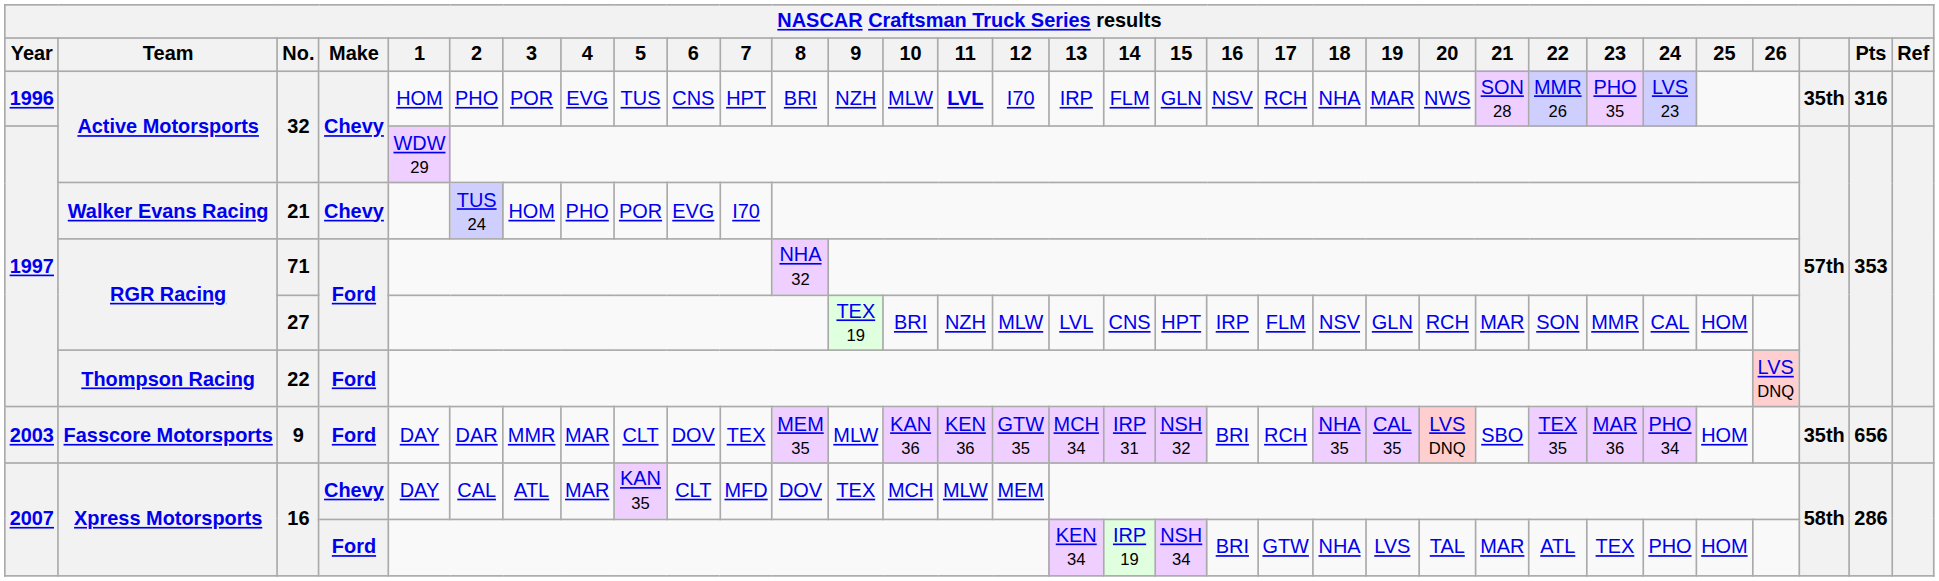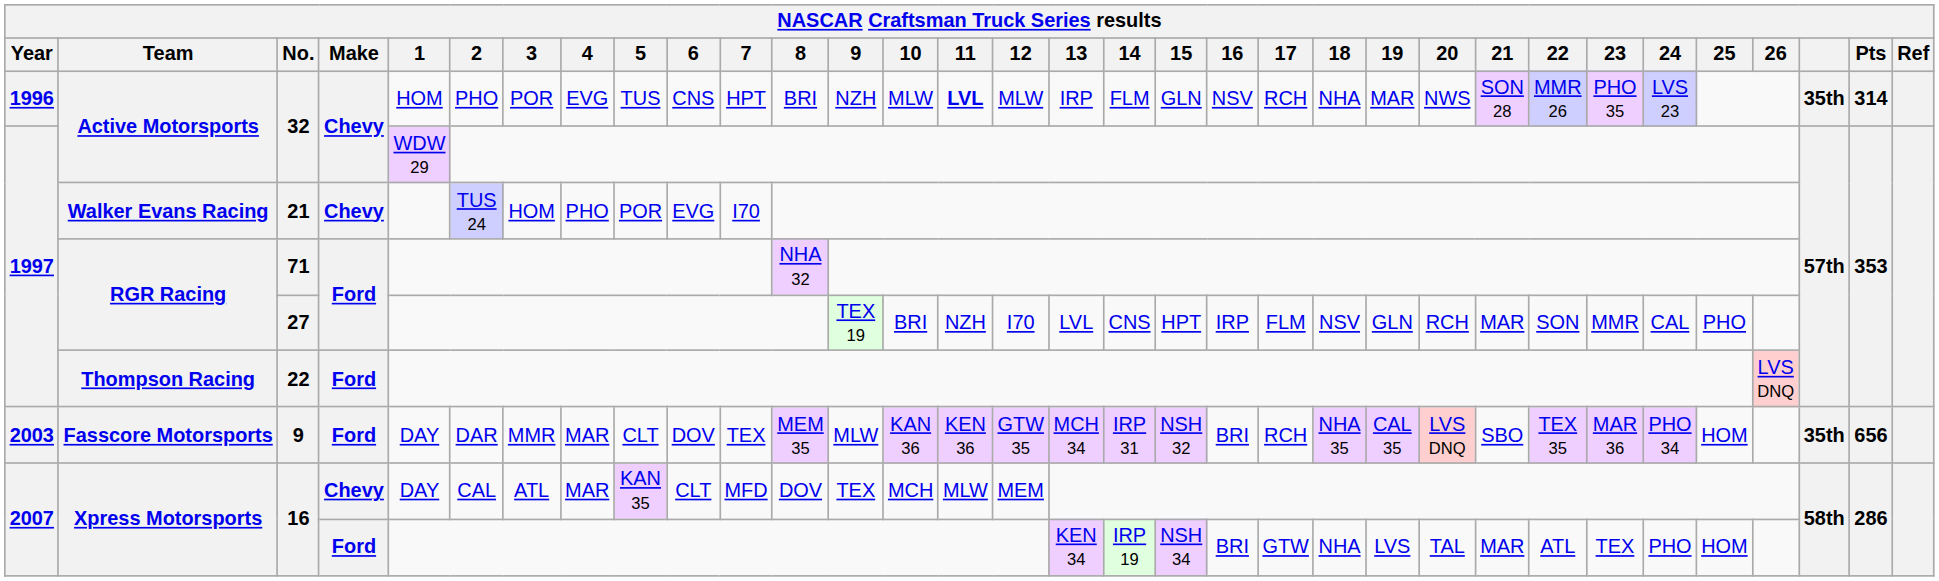(1021, 99) I70 -> (1021, 99) MLW
(1871, 99) 316 -> (1871, 99) 314
(1021, 323) MLW -> (1021, 323) I70
(1724, 323) HOM -> (1724, 323) PHO
